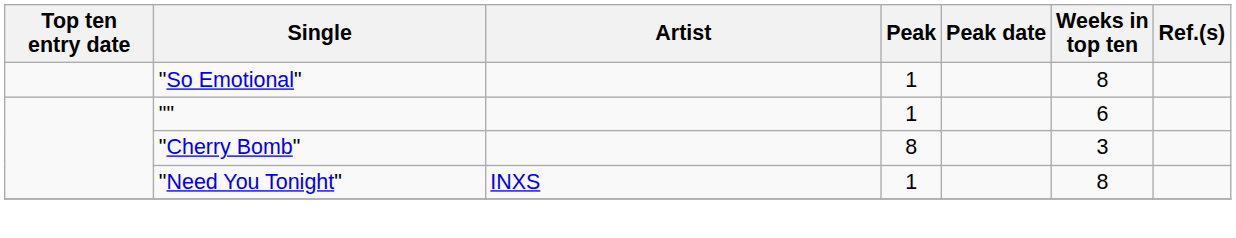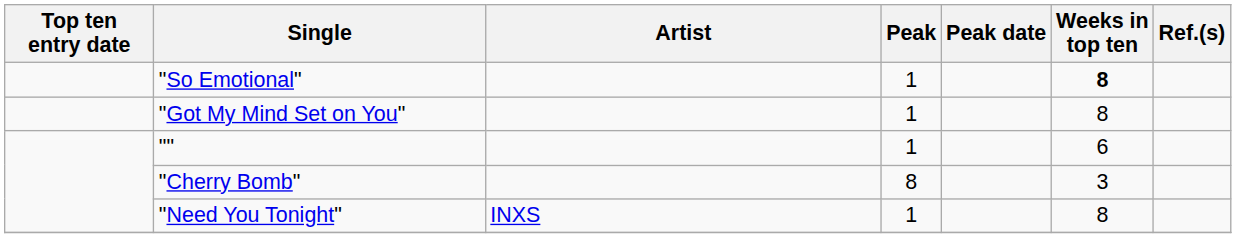(1102, 79) normal -> (1102, 79) bold
+ row: (282, 113)
